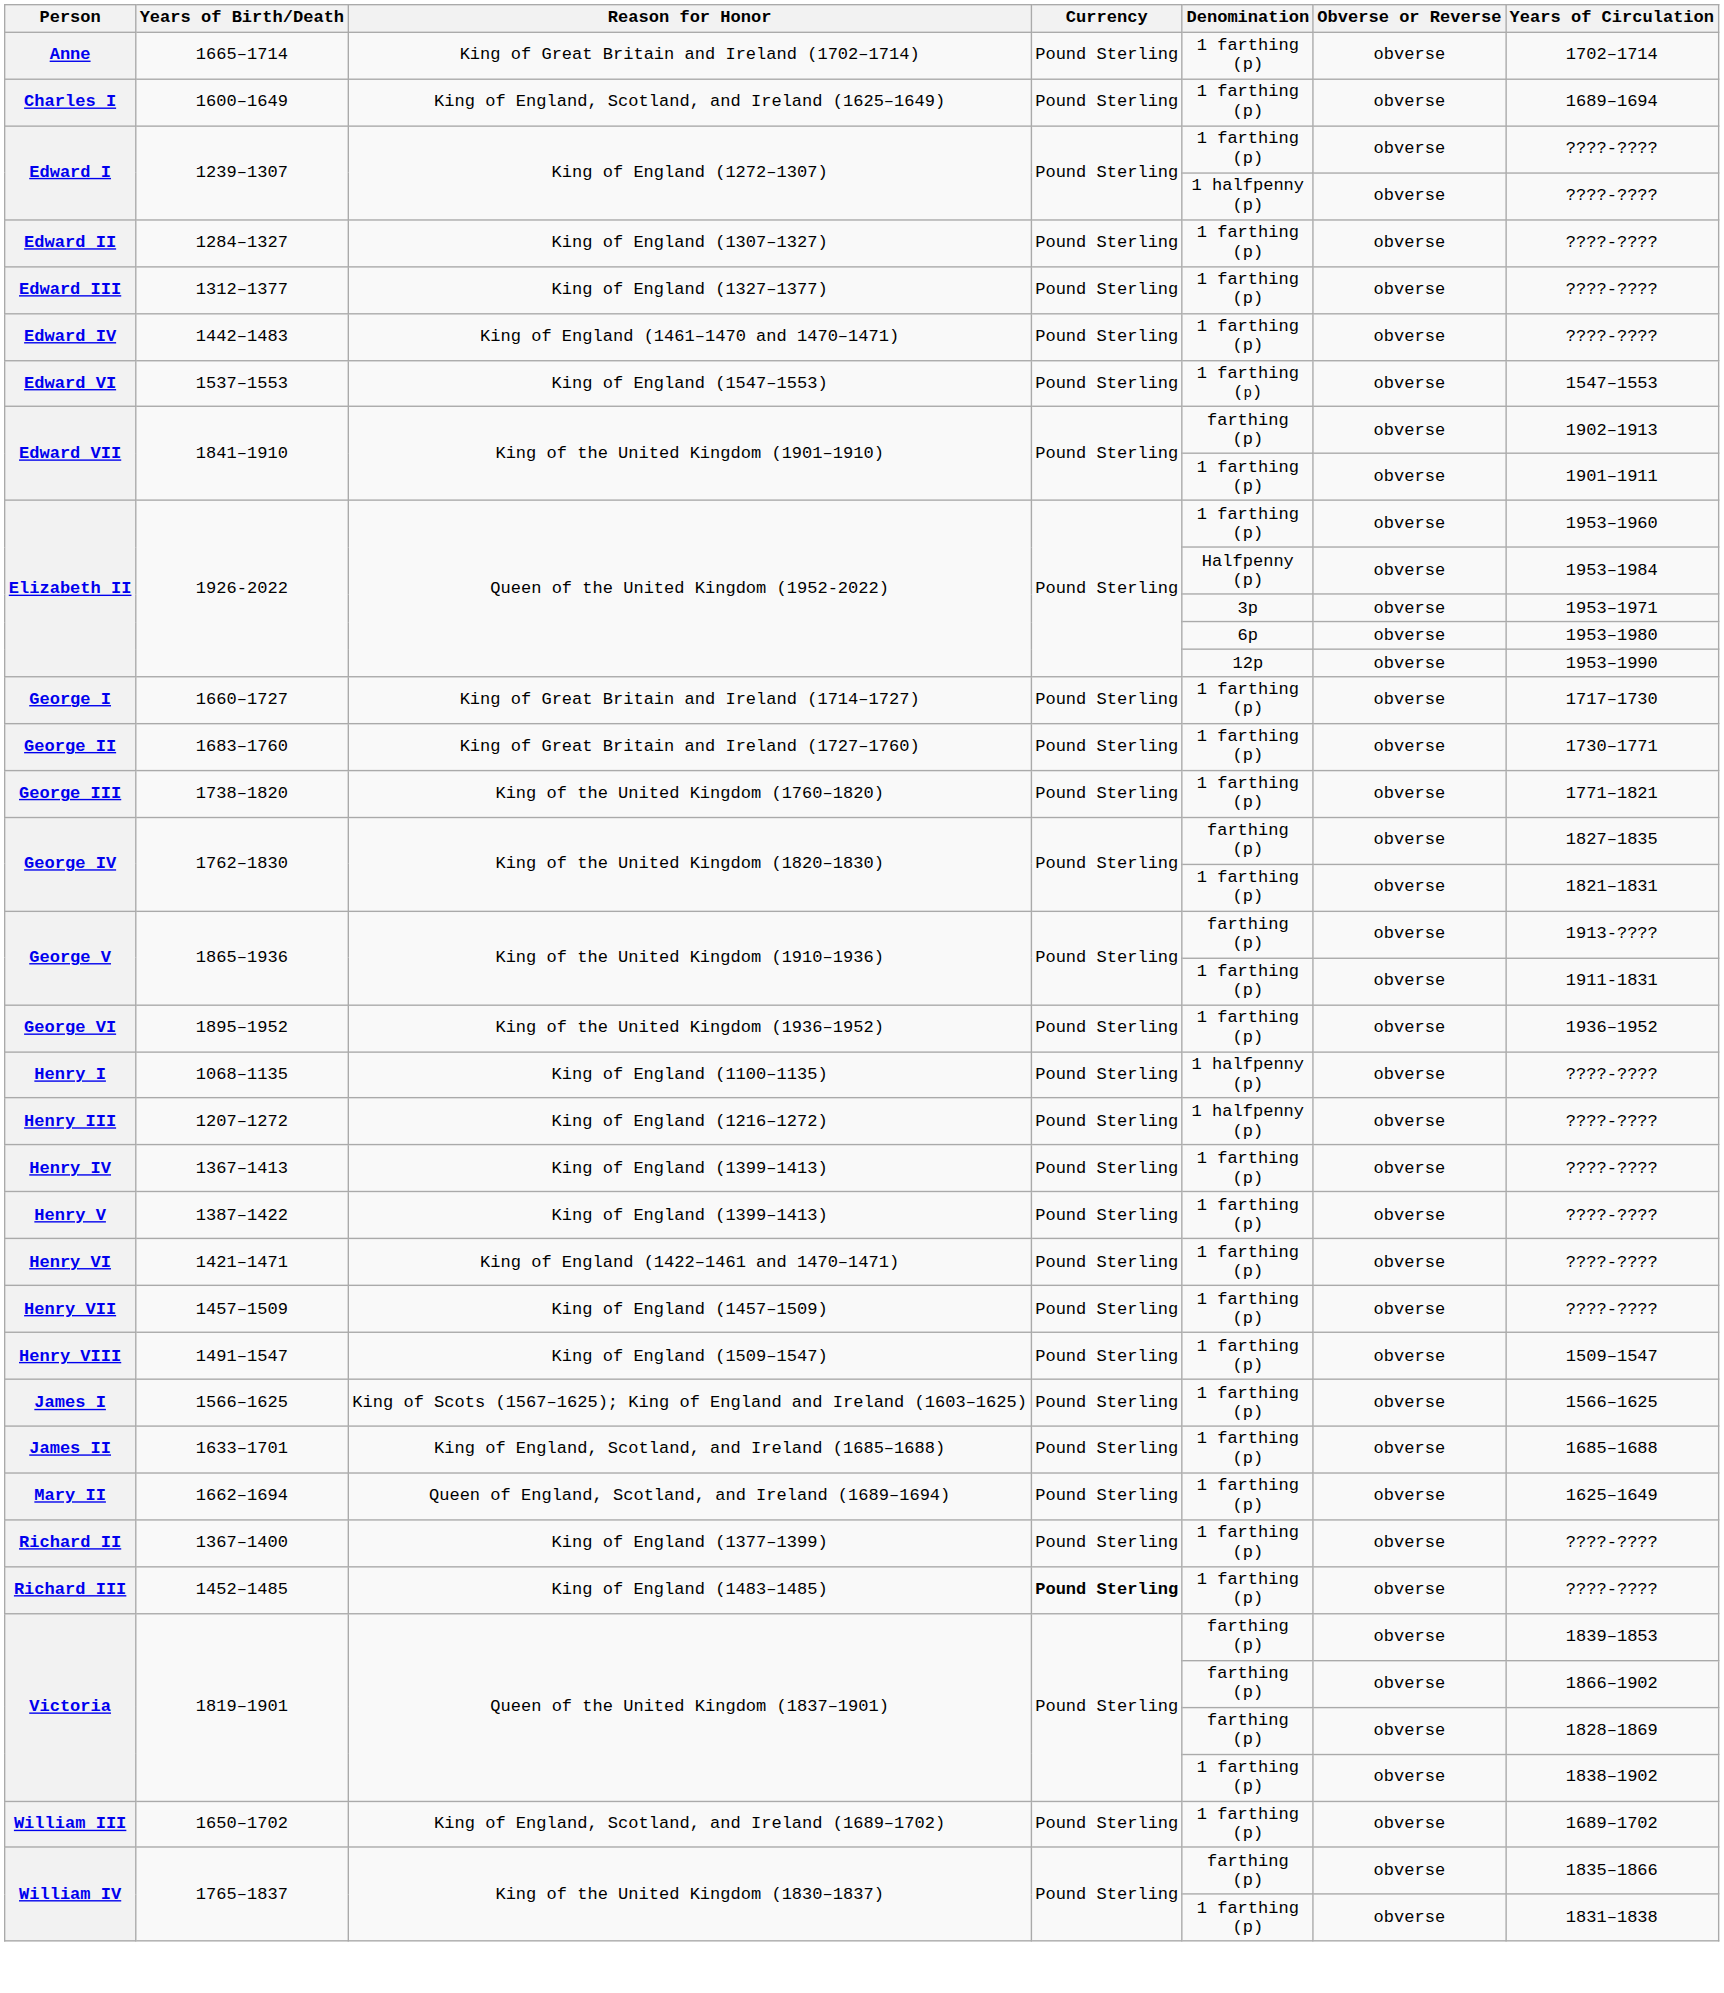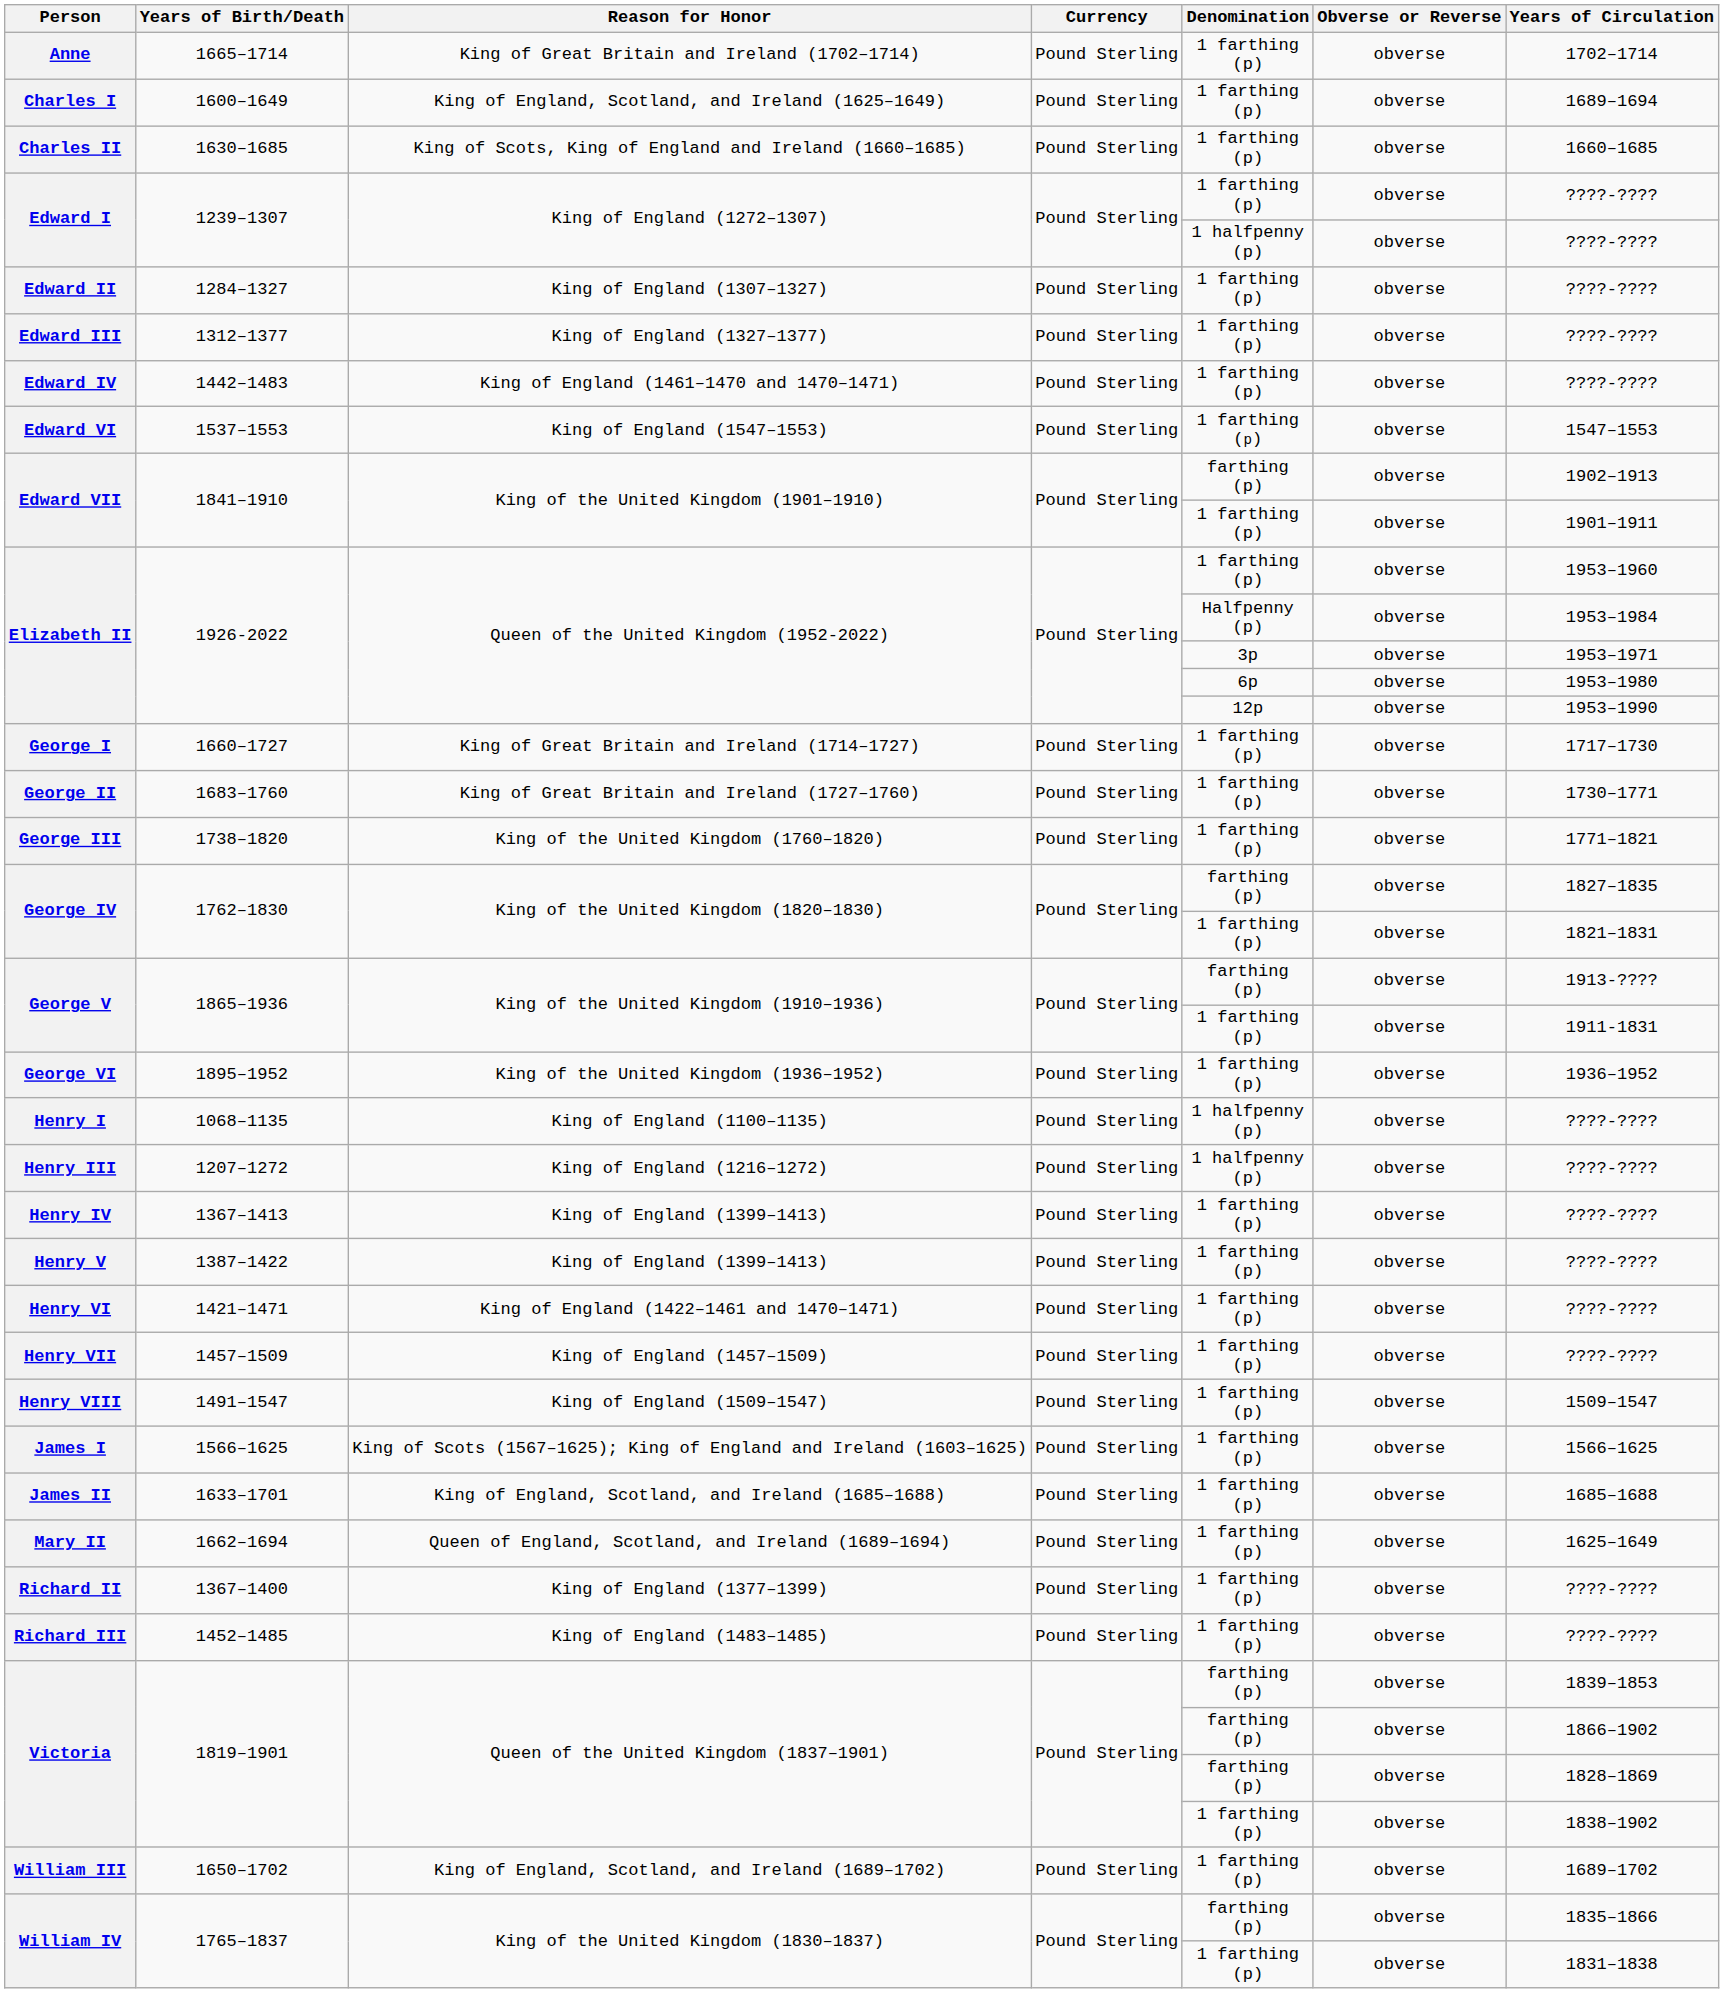+ row: (70, 150)
(1107, 1590) bold -> (1107, 1637) normal
